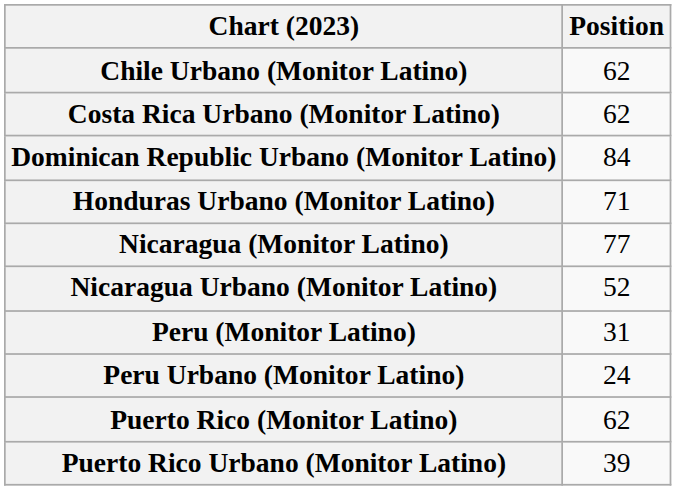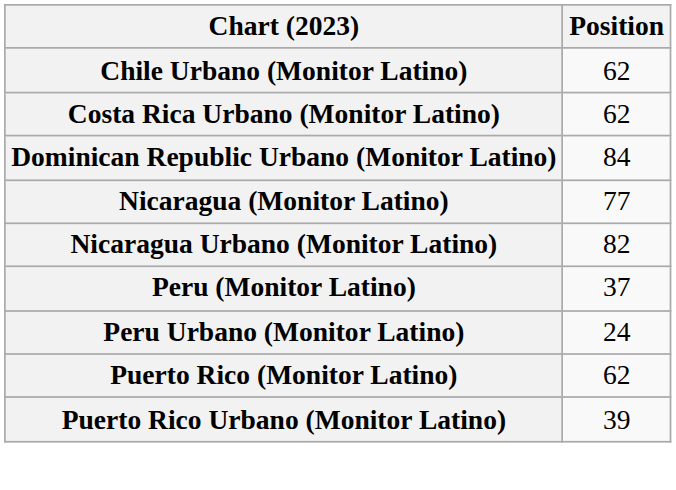- row: (284, 200)
(617, 288) 52 -> (617, 244) 82
(617, 331) 31 -> (617, 288) 37
